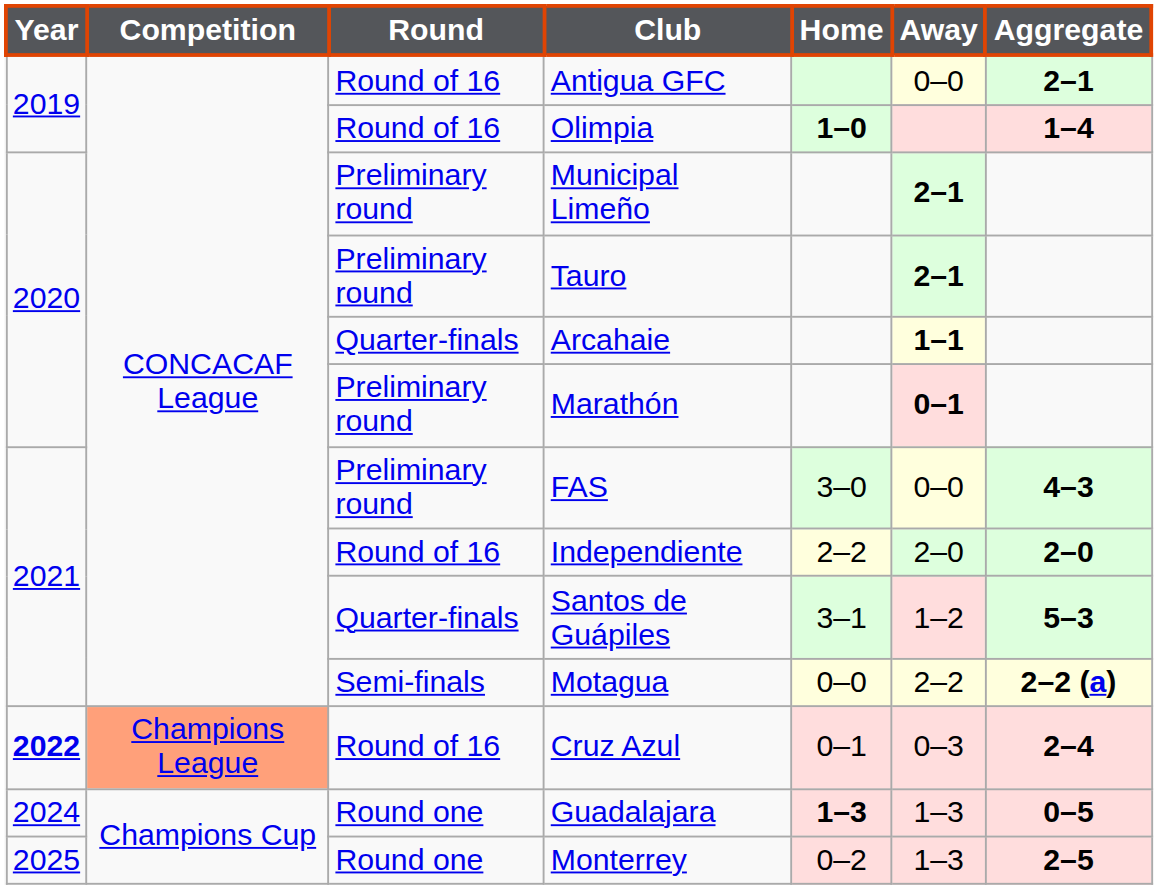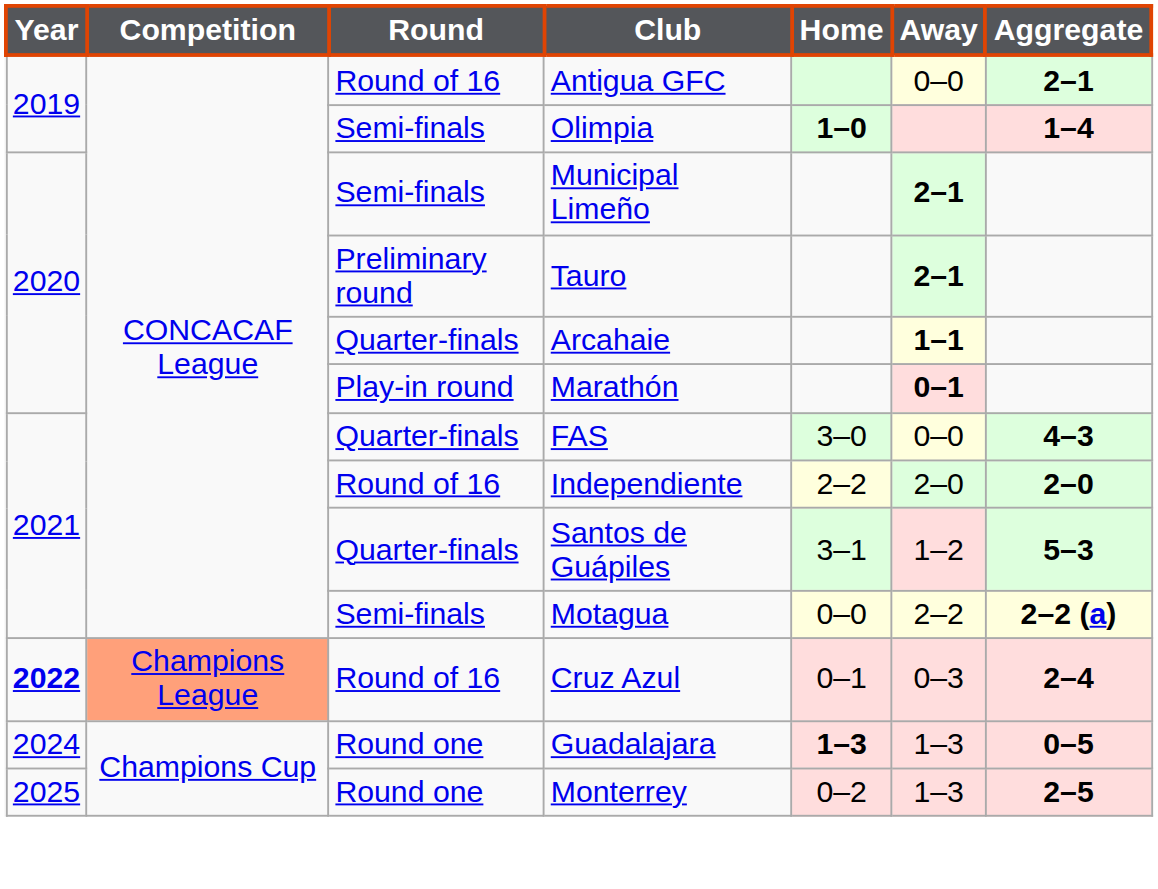(418, 128) Round of 16 -> (410, 128) Semi-finals
(411, 193) Preliminary round -> (410, 193) Semi-finals
(411, 405) Preliminary round -> (424, 388) Play-in round
(411, 487) Preliminary round -> (427, 436) Quarter-finals
